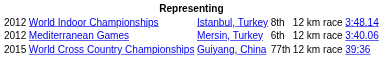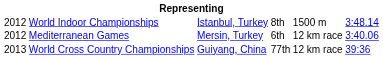(318, 22) 12 km race -> (310, 22) 1500 m
(15, 50) 2015 -> (15, 50) 2013
